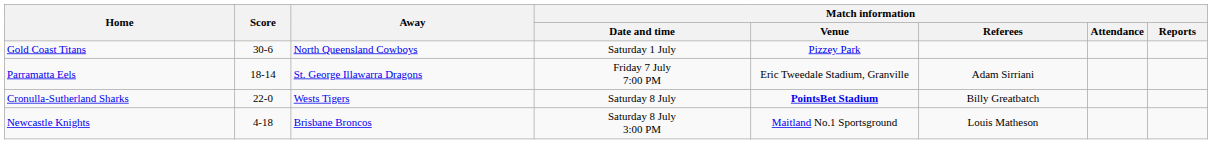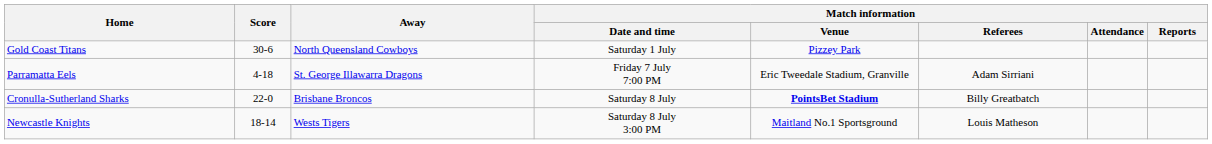(263, 74) 18-14 -> (263, 74) 4-18
(322, 99) Wests Tigers -> (333, 99) Brisbane Broncos
(263, 123) 4-18 -> (263, 123) 18-14
(333, 123) Brisbane Broncos -> (322, 123) Wests Tigers
